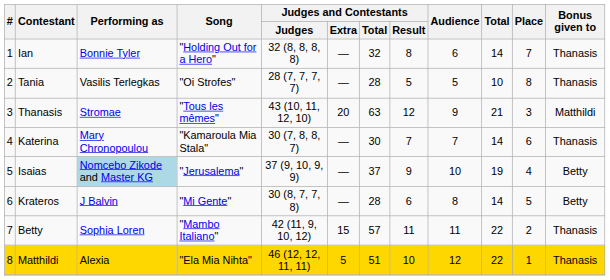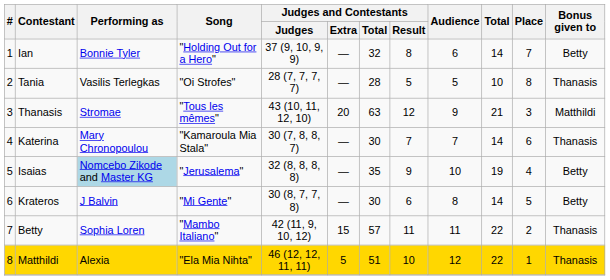(294, 53) 32 (8, 8, 8, 8) -> (294, 53) 37 (9, 10, 9, 9)
(575, 53) Thanasis -> (575, 53) Betty
(294, 171) 37 (9, 10, 9, 9) -> (294, 171) 32 (8, 8, 8, 8)
(375, 171) 37 -> (375, 171) 35
(375, 201) 28 -> (375, 201) 30
